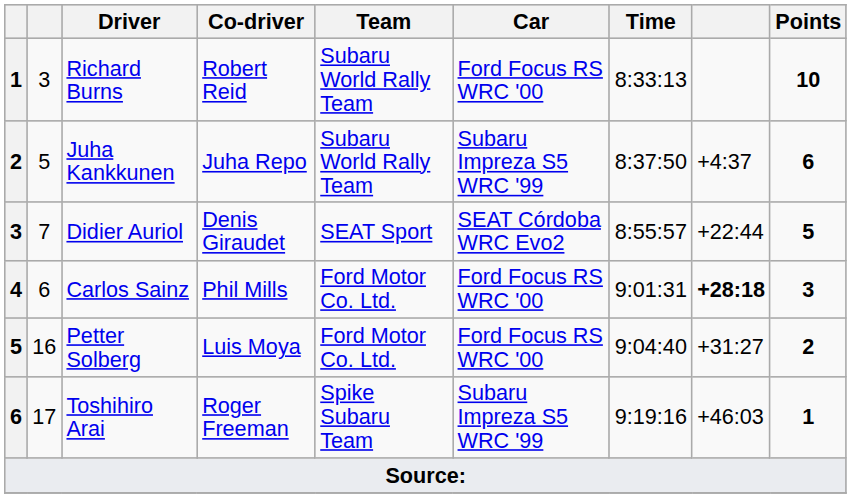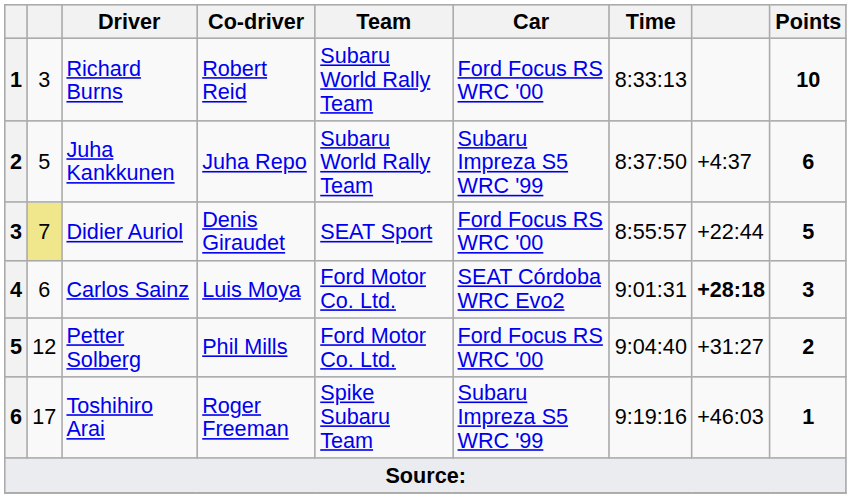(44, 231) no background -> (44, 231) khaki background
(529, 231) SEAT Córdoba WRC Evo2 -> (530, 231) Ford Focus RS WRC '00
(245, 289) Phil Mills -> (251, 289) Luis Moya
(530, 289) Ford Focus RS WRC '00 -> (529, 289) SEAT Córdoba WRC Evo2
(44, 347) 16 -> (44, 347) 12
(251, 347) Luis Moya -> (245, 347) Phil Mills
